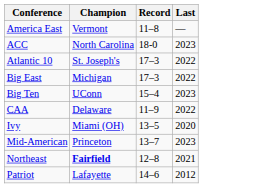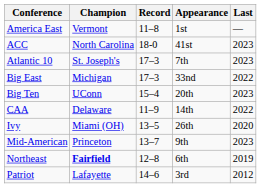+ column: (202, 12)
(185, 61) 2022 -> (243, 61) 2023
(185, 158) 2021 -> (243, 158) 2019
